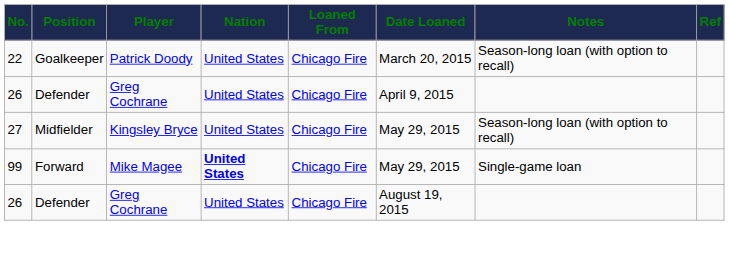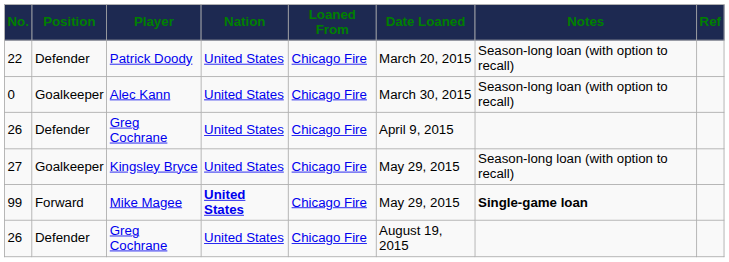(69, 58) Goalkeeper -> (62, 58) Defender
+ row: (11, 94)
(64, 130) Midfielder -> (69, 166) Goalkeeper
(530, 166) normal -> (533, 202) bold
